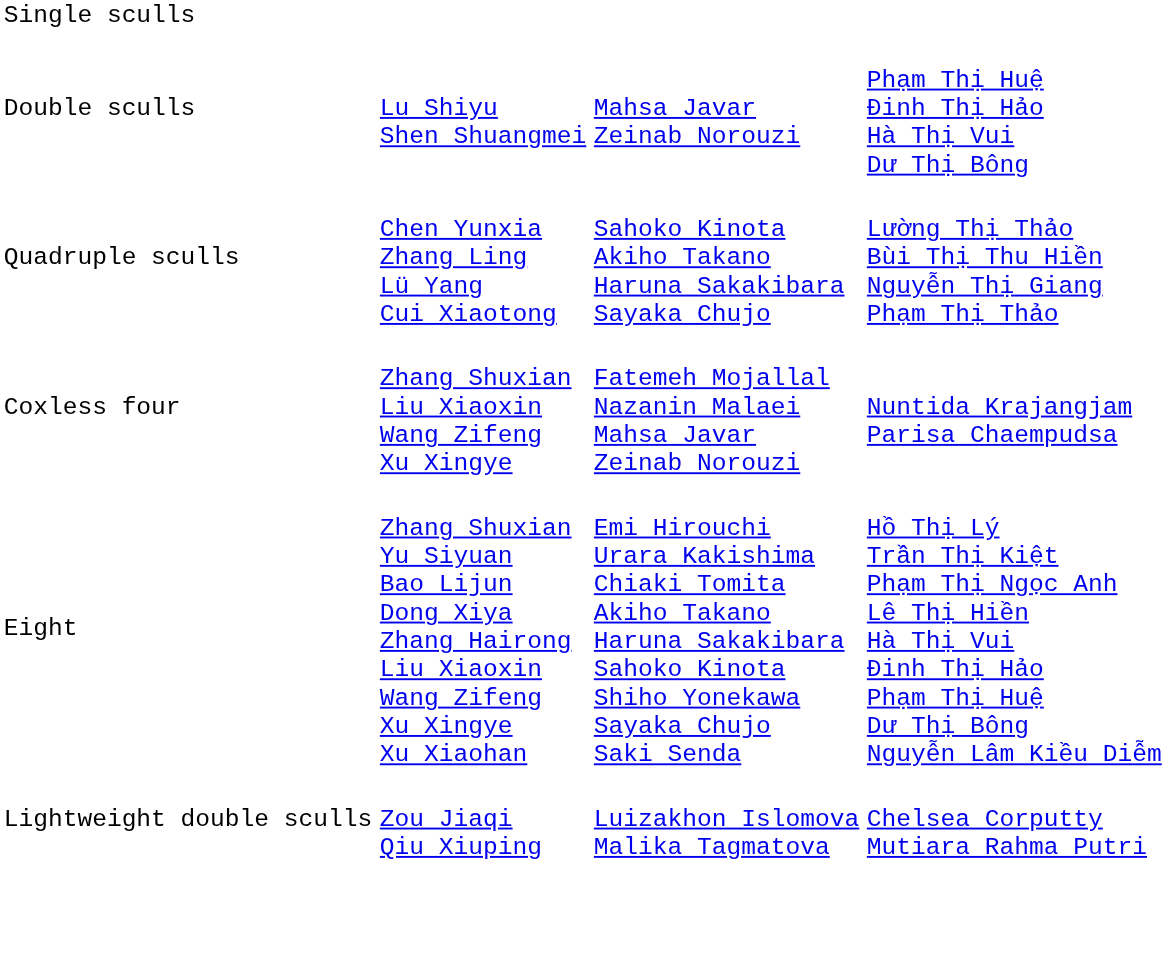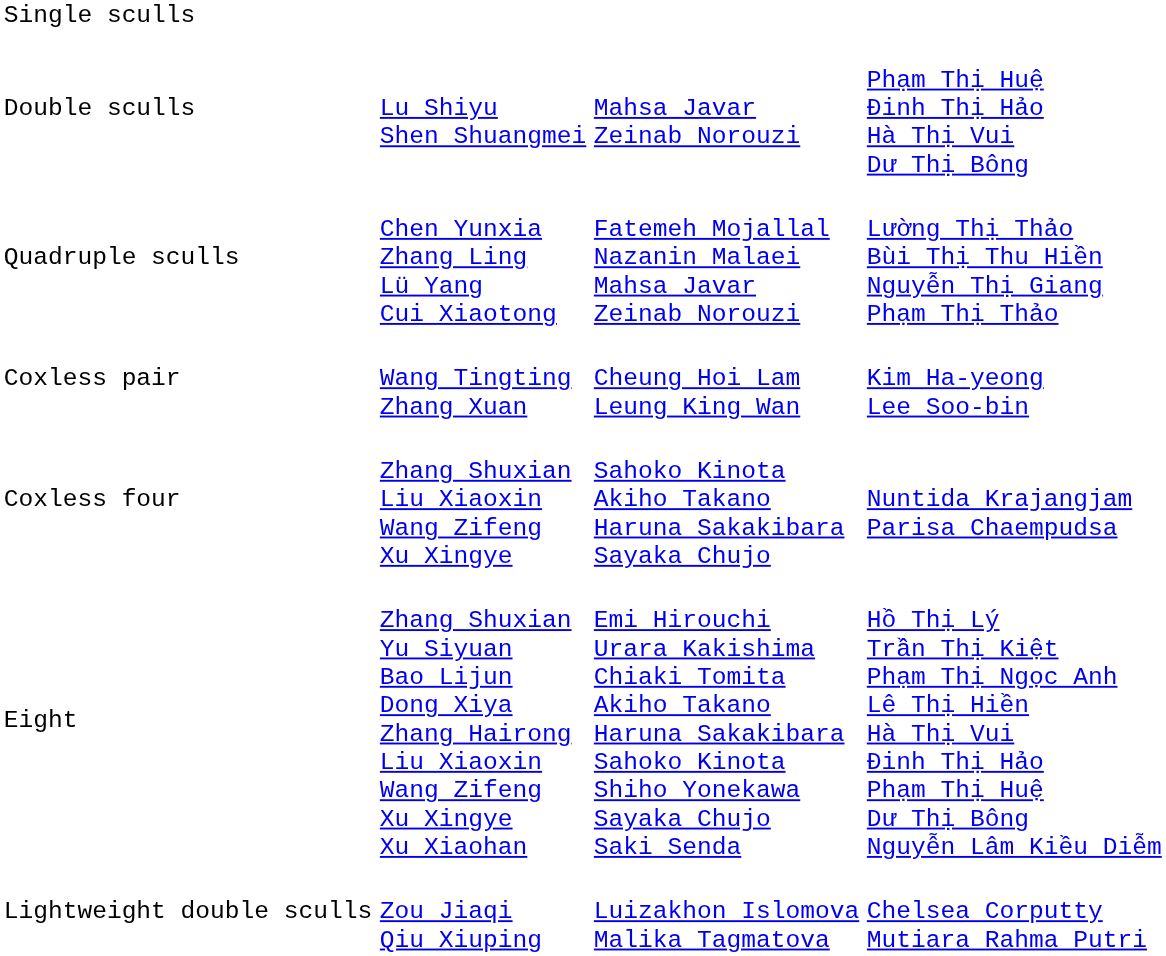(719, 272) Sahoko Kinota Akiho Takano Haruna Sakakibara Sayaka Chujo -> (712, 272) Fatemeh Mojallal Nazanin Malaei Mahsa Javar Zeinab Norouzi
+ row: (92, 379)
(712, 421) Fatemeh Mojallal Nazanin Malaei Mahsa Javar Zeinab Norouzi -> (719, 514) Sahoko Kinota Akiho Takano Haruna Sakakibara Sayaka Chujo
